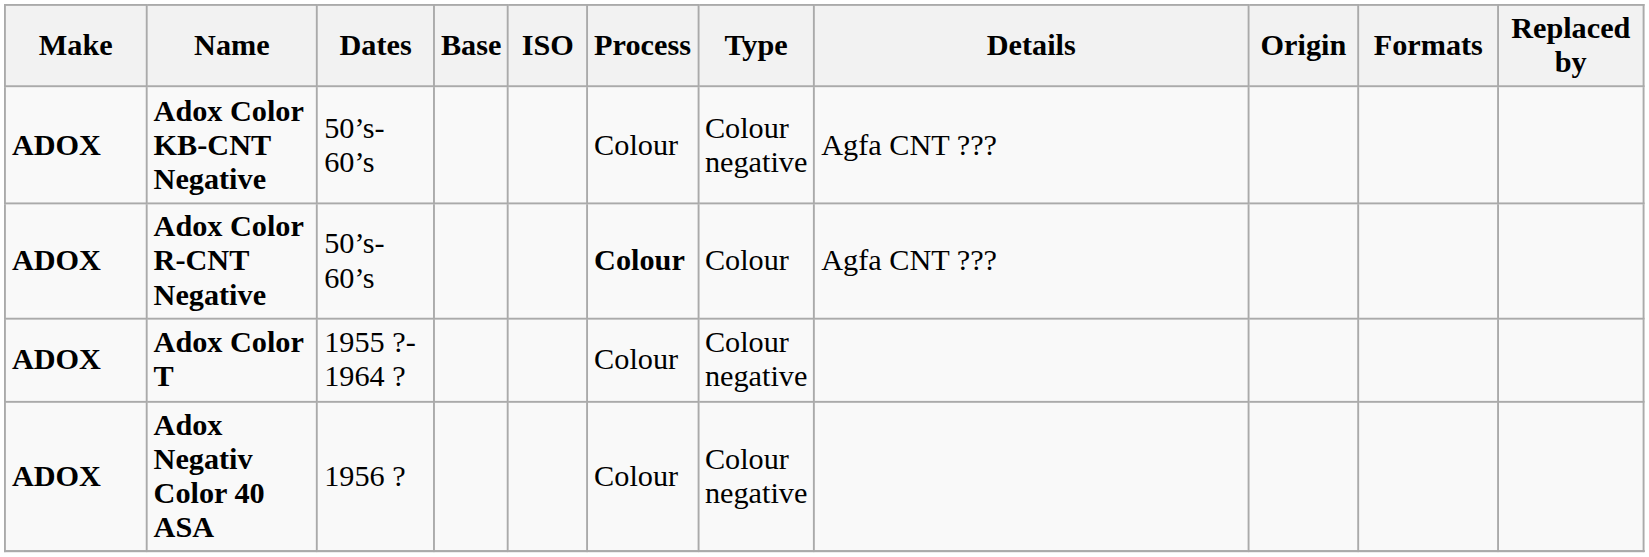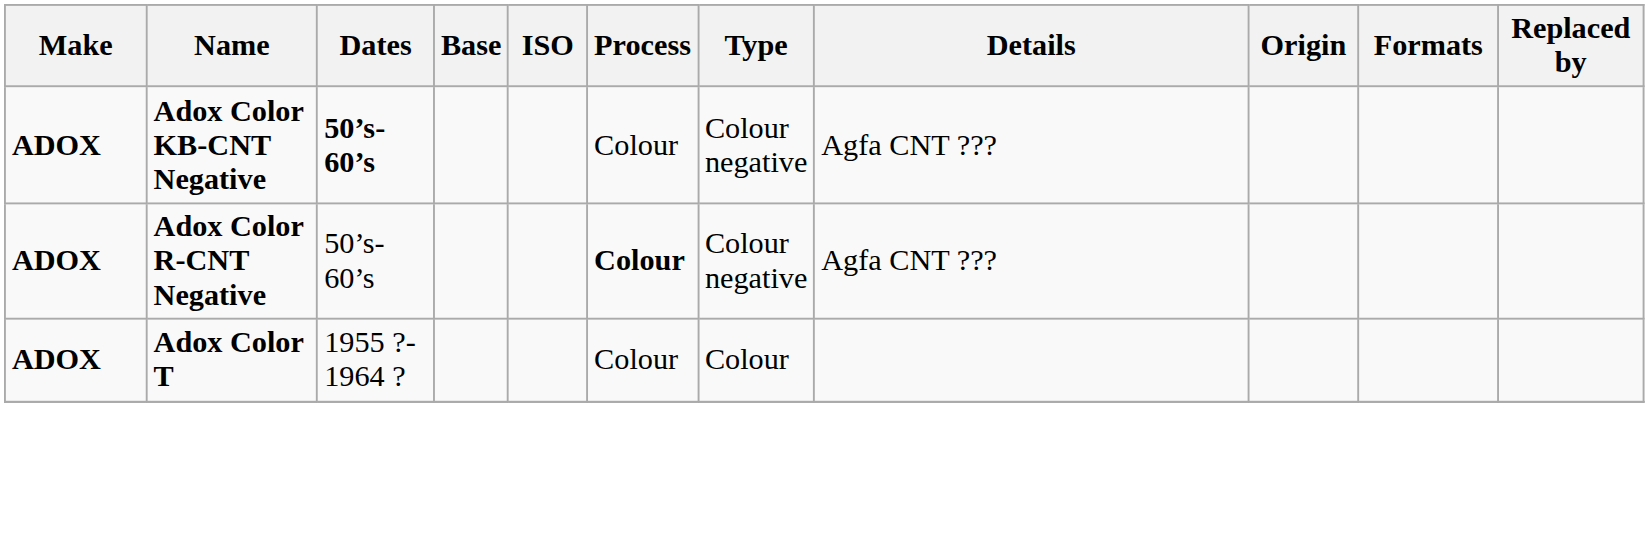(354, 144) normal -> (355, 144) bold
(747, 260) Colour -> (756, 260) Colour negative
(756, 359) Colour negative -> (747, 359) Colour
- row: (209, 475)
